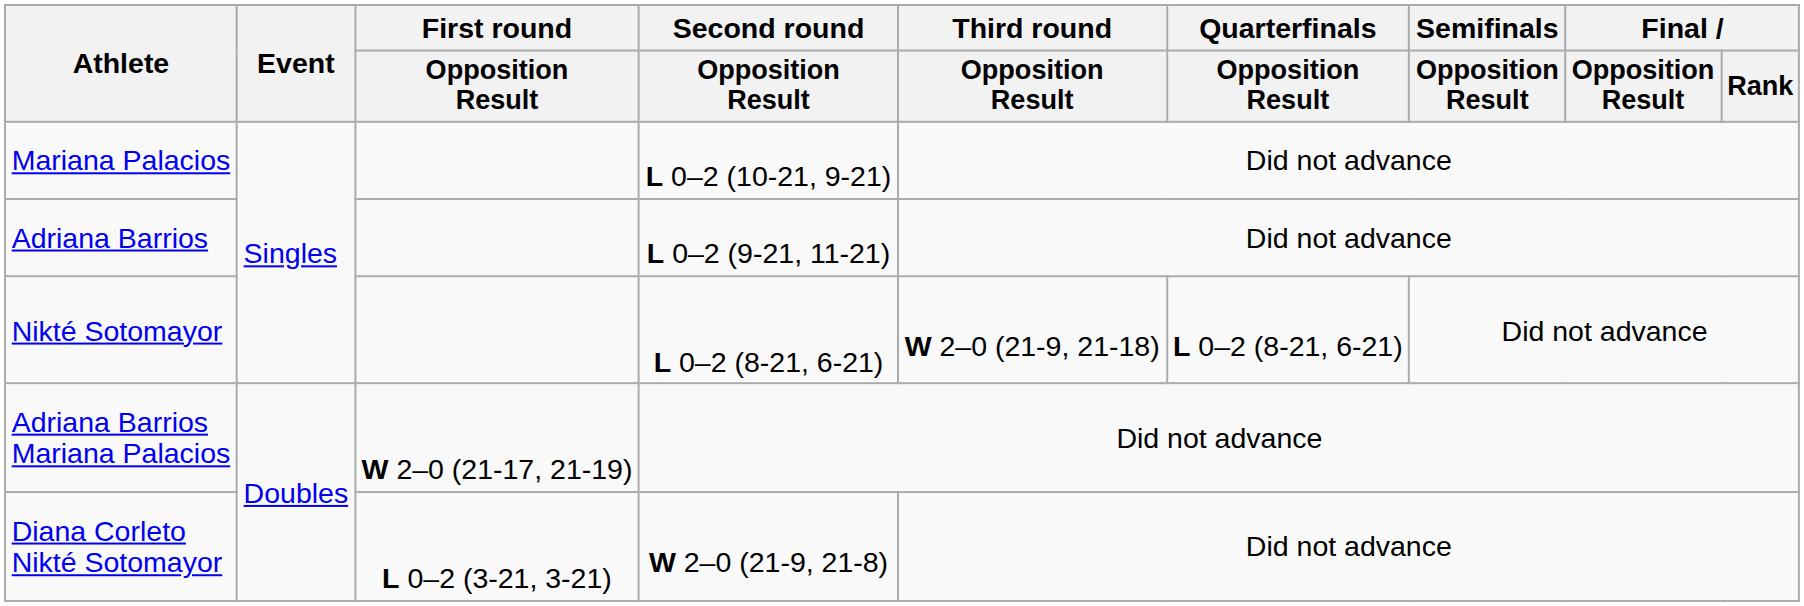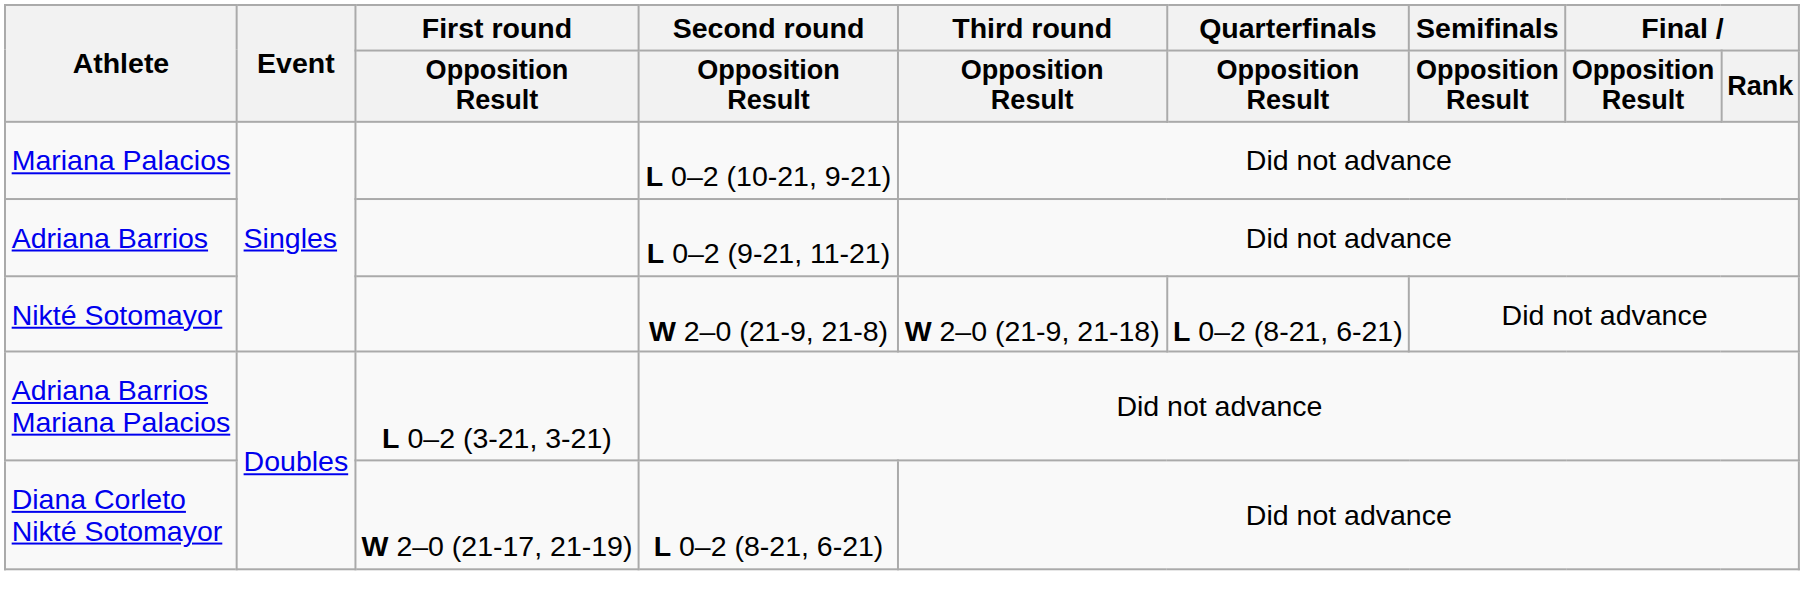(769, 362) L 0–2 (8-21, 6-21) -> (769, 330) W 2–0 (21-9, 21-8)
(497, 470) W 2–0 (21-17, 21-19) -> (497, 439) L 0–2 (3-21, 3-21)
(497, 579) L 0–2 (3-21, 3-21) -> (497, 547) W 2–0 (21-17, 21-19)
(769, 563) W 2–0 (21-9, 21-8) -> (769, 547) L 0–2 (8-21, 6-21)
